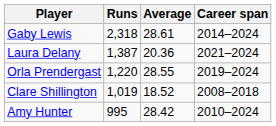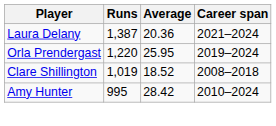- row: (39, 33)
(159, 72) 28.55 -> (159, 53) 25.95
